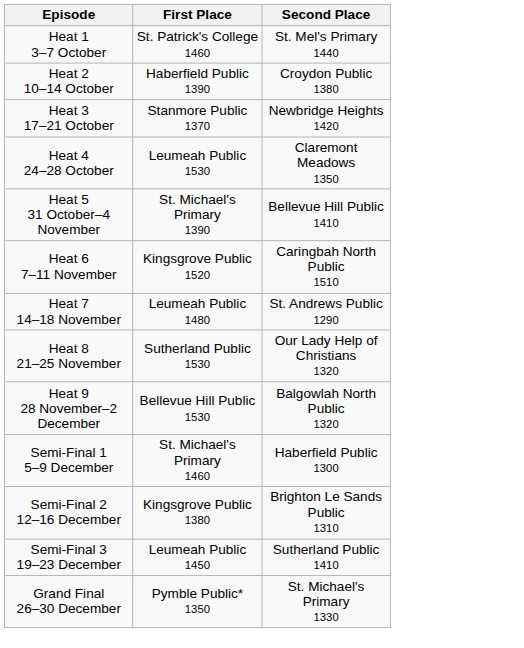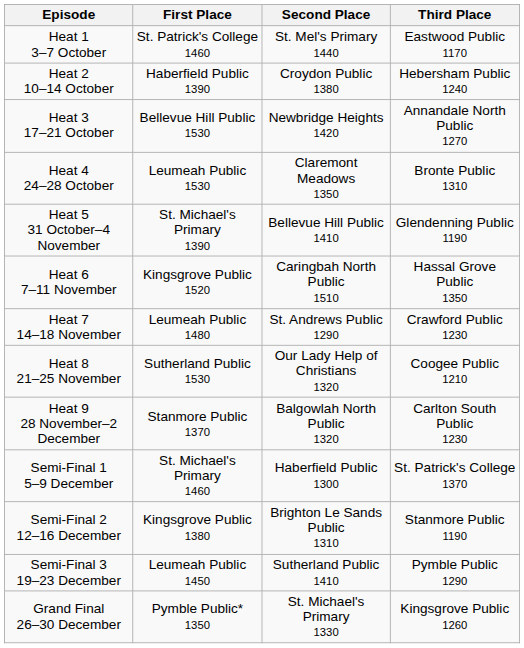+ column: (455, 15)
(197, 118) Stanmore Public 1370 -> (197, 125) Bellevue Hill Public 1530
(197, 408) Bellevue Hill Public 1530 -> (197, 423) Stanmore Public 1370
